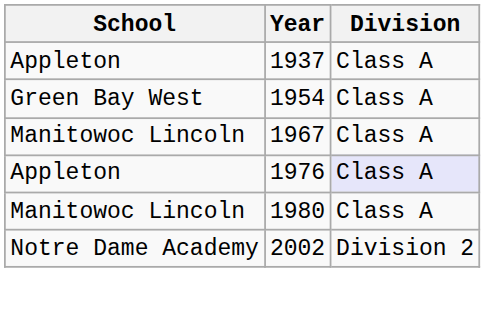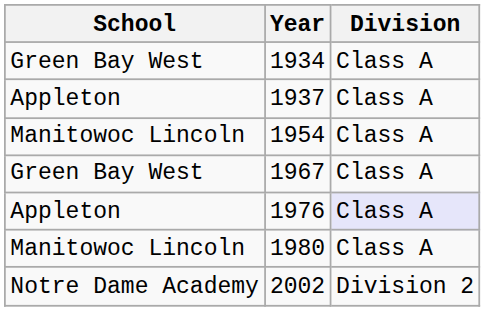+ row: (298, 61)
(107, 99) Green Bay West -> (128, 136) Manitowoc Lincoln
(128, 136) Manitowoc Lincoln -> (107, 174) Green Bay West
